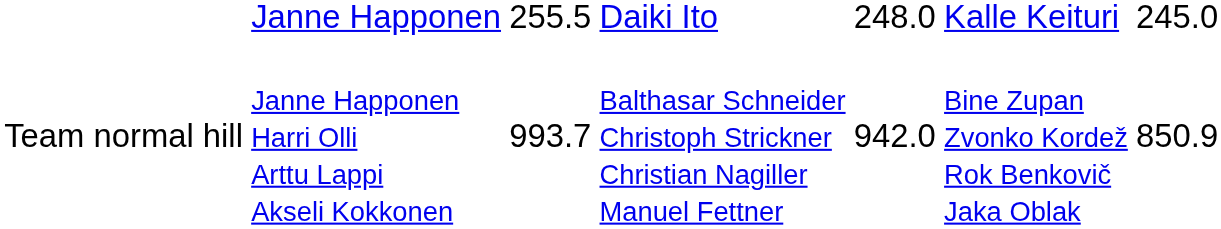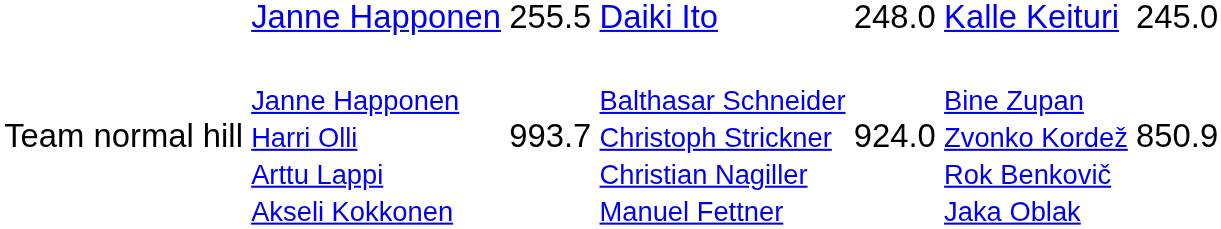(895, 135) 942.0 -> (895, 135) 924.0
